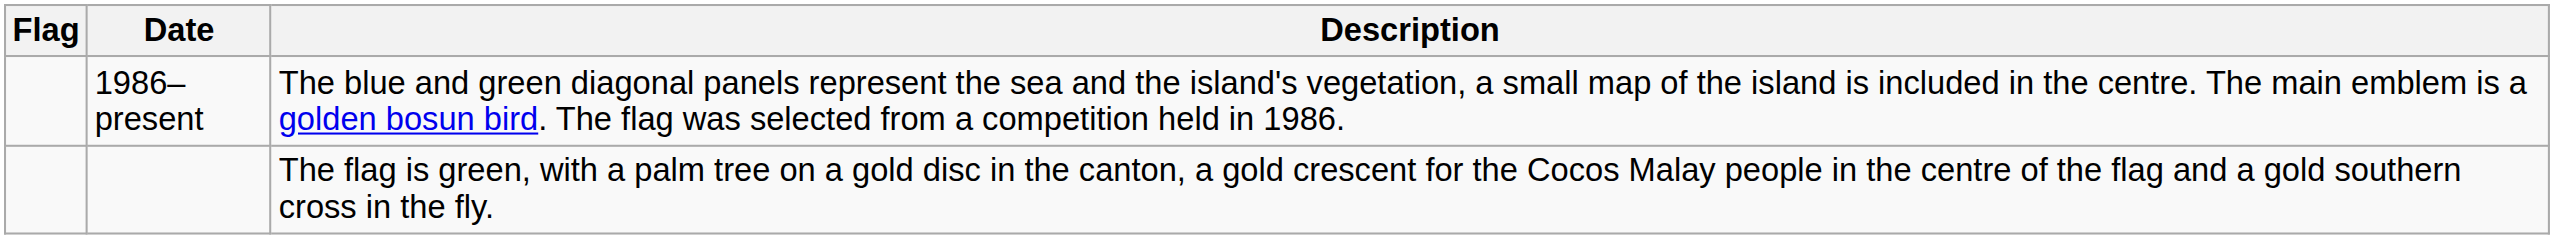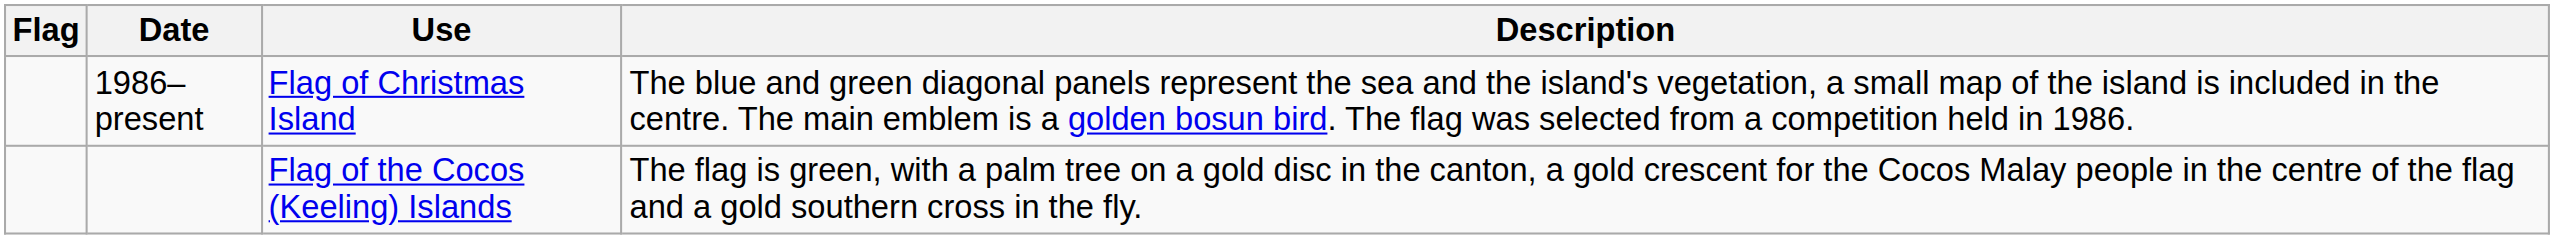+ column: (442, 30)
